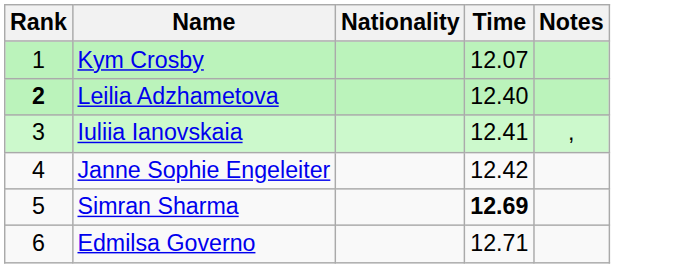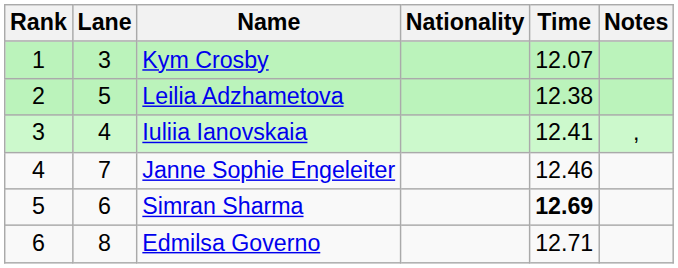+ column: (105, 22)
(38, 96) bold -> (38, 96) normal
(499, 96) 12.40 -> (564, 96) 12.38
(499, 170) 12.42 -> (564, 170) 12.46
